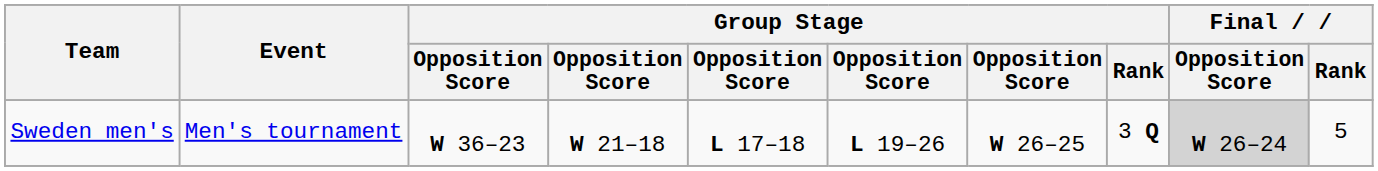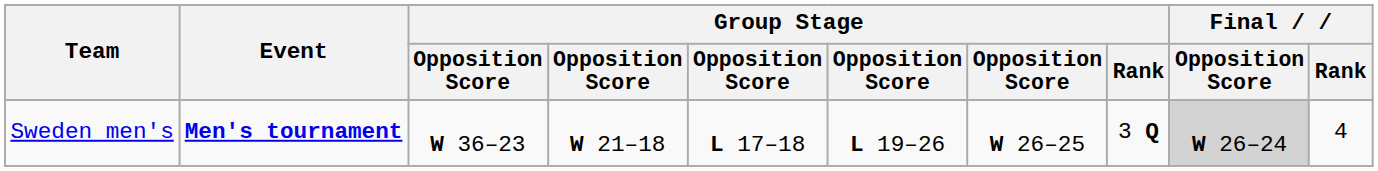(294, 133) normal -> (294, 133) bold
(1341, 133) 5 -> (1341, 133) 4
